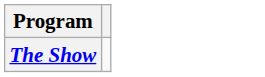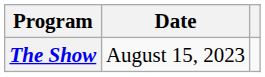+ column: (176, 21)
